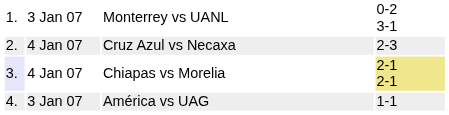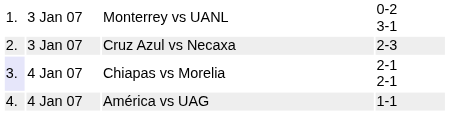(55, 45) 4 Jan 07 -> (55, 45) 3 Jan 07
(387, 73) khaki background -> (387, 73) no background
(55, 101) 3 Jan 07 -> (55, 101) 4 Jan 07
